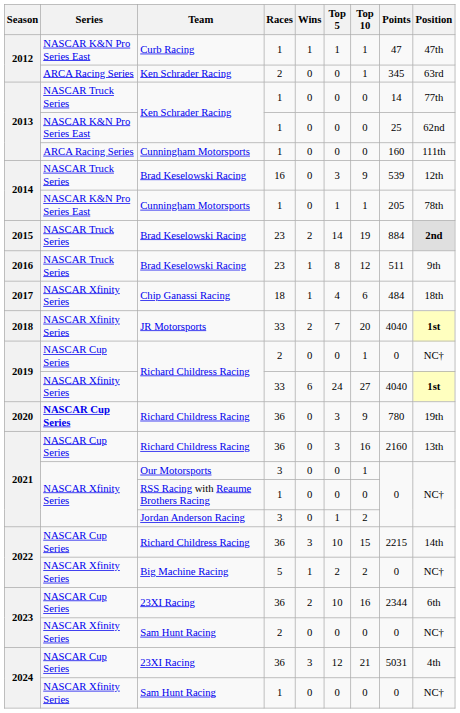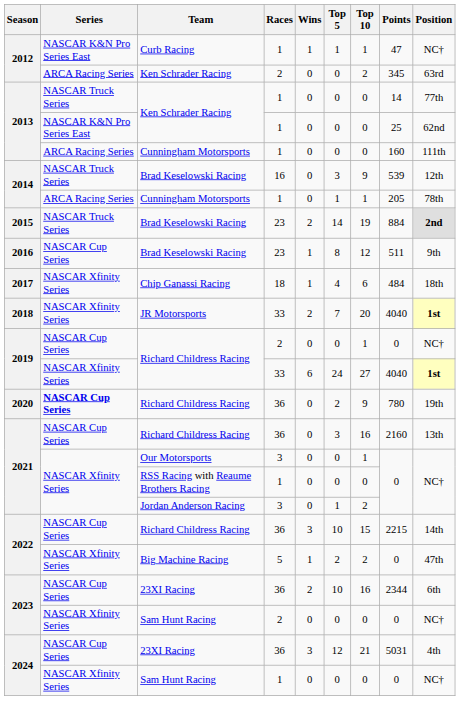(434, 50) 47th -> (434, 50) NC†
(365, 73) 1 -> (365, 73) 2
(87, 205) NASCAR K&N Pro Series East -> (88, 199) ARCA Racing Series
(79, 266) NASCAR Truck Series -> (75, 253) NASCAR Cup Series
(337, 416) 3 -> (337, 404) 2
(434, 572) NC† -> (434, 560) 47th
